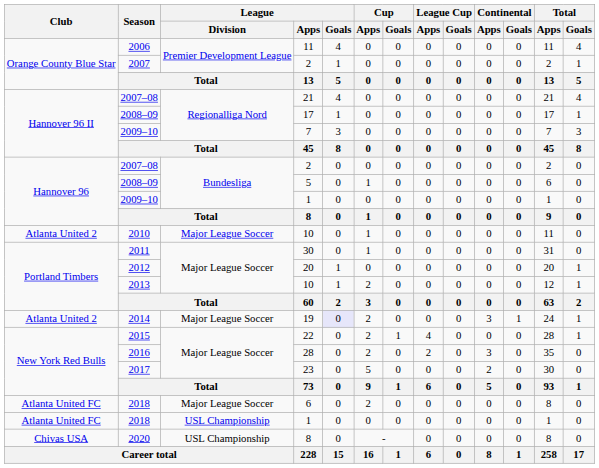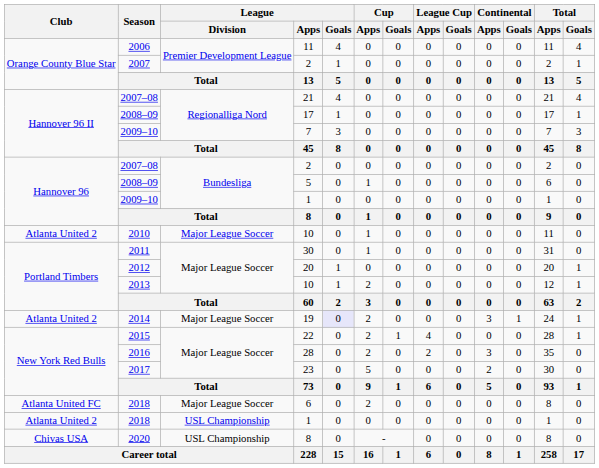(61, 421) Atlanta United FC -> (61, 421) Atlanta United 2
